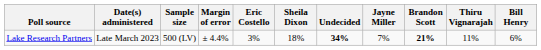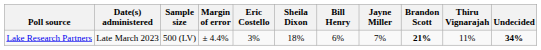columns swapped: (516, 17) <-> (340, 23)
